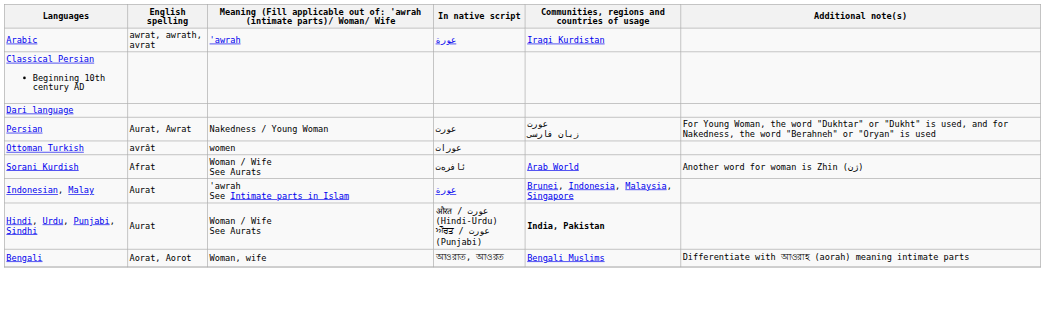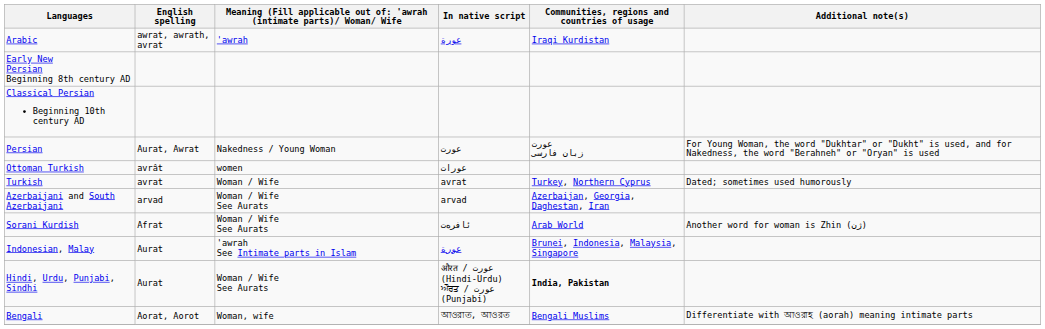+ row: (68, 69)
- row: (40, 110)
+ row: (24, 182)
+ row: (61, 201)
